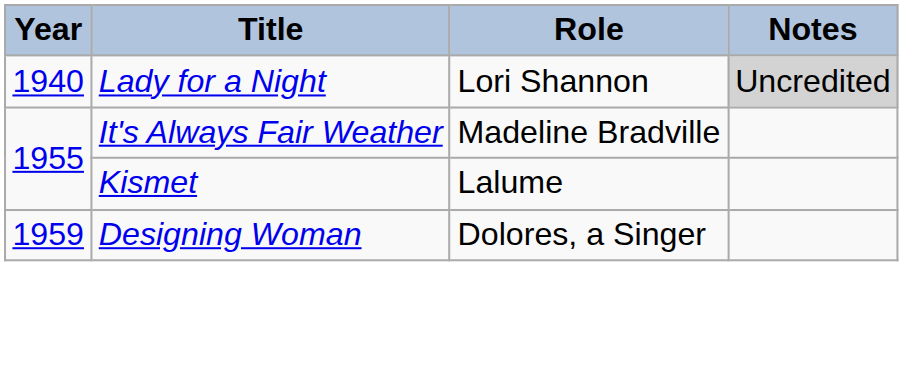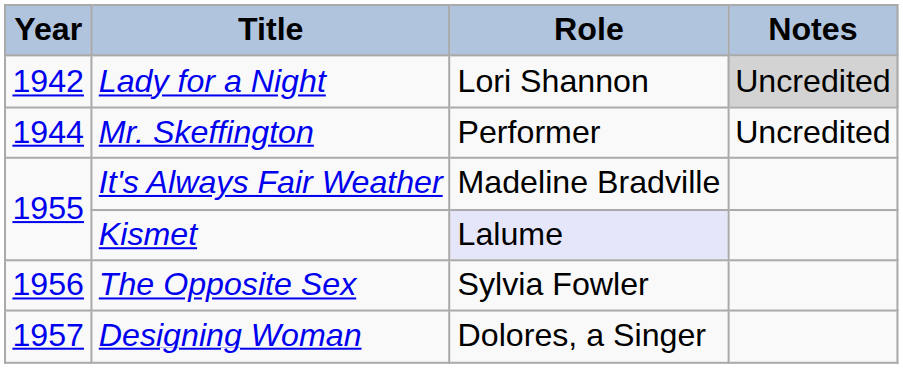(48, 81) 1940 -> (48, 81) 1942
+ row: (206, 132)
(510, 183) no background -> (510, 234) lavender background
+ row: (228, 285)
(48, 234) 1959 -> (48, 336) 1957
